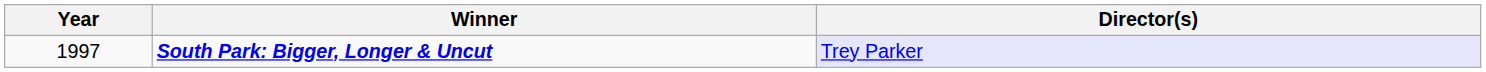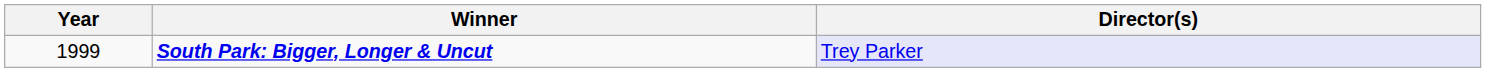(78, 51) 1997 -> (78, 51) 1999
